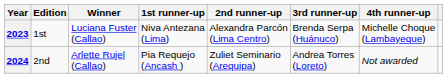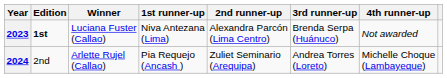(40, 33) normal -> (40, 33) bold
(399, 33) Michelle Choque (Lambayeque) -> (390, 33) Not awarded
(390, 60) Not awarded -> (399, 60) Michelle Choque (Lambayeque)
